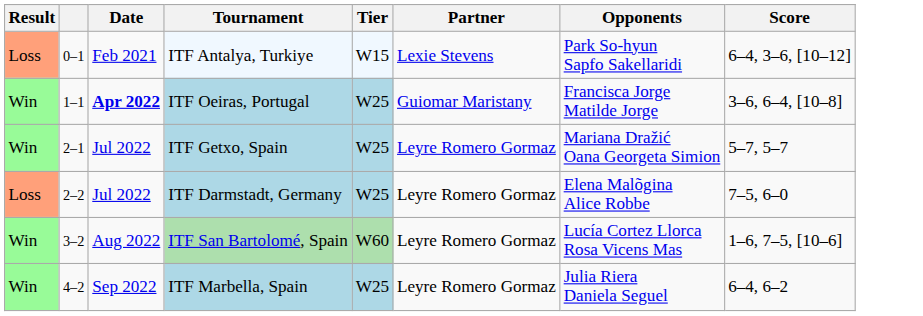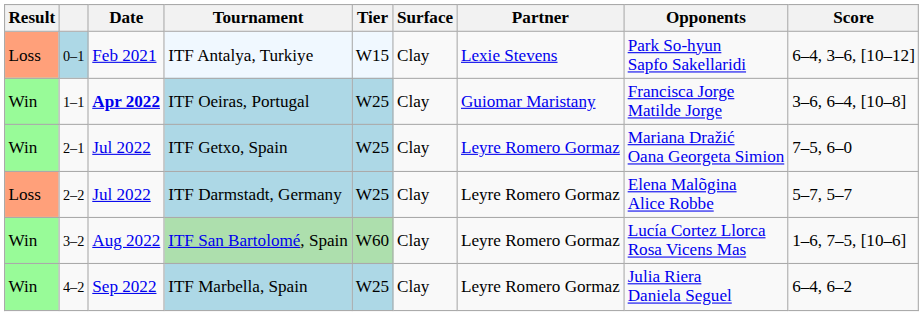+ column: (425, 18)
(74, 55) no background -> (74, 55) lightblue background
(758, 147) 5–7, 5–7 -> (822, 147) 7–5, 6–0
(758, 194) 7–5, 6–0 -> (822, 194) 5–7, 5–7
